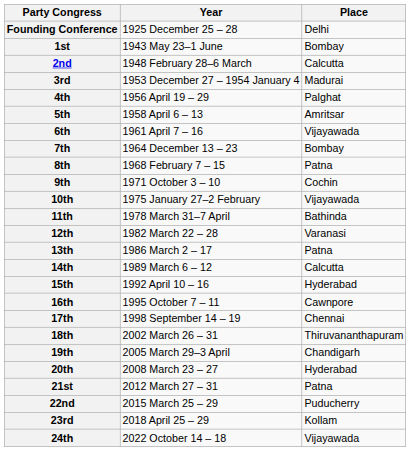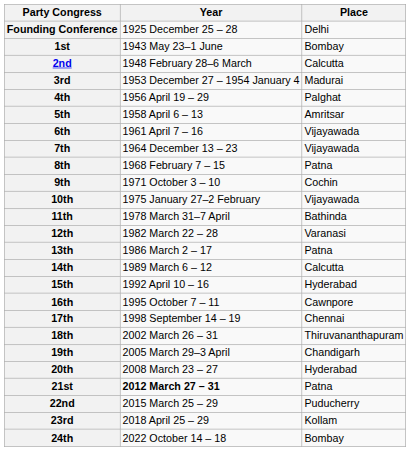(324, 149) Bombay -> (332, 149) Vijayawada
(170, 387) normal -> (171, 387) bold
(332, 438) Vijayawada -> (324, 438) Bombay
